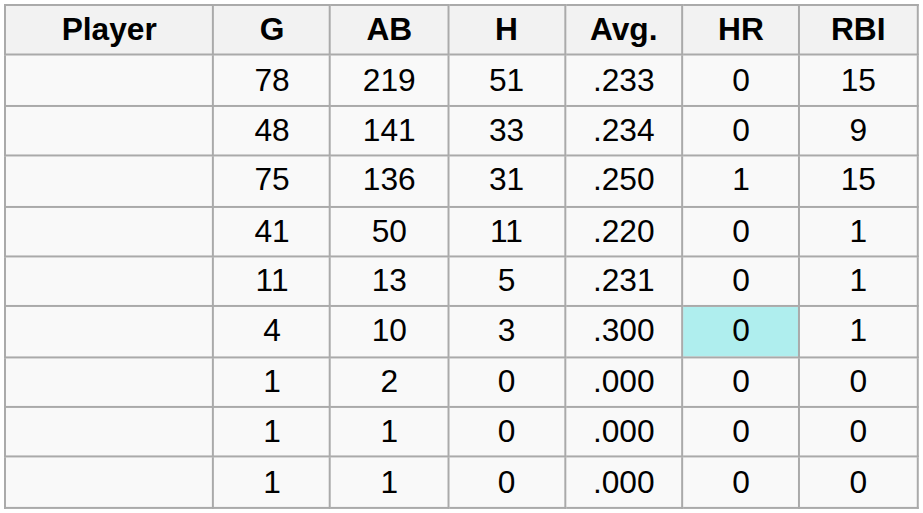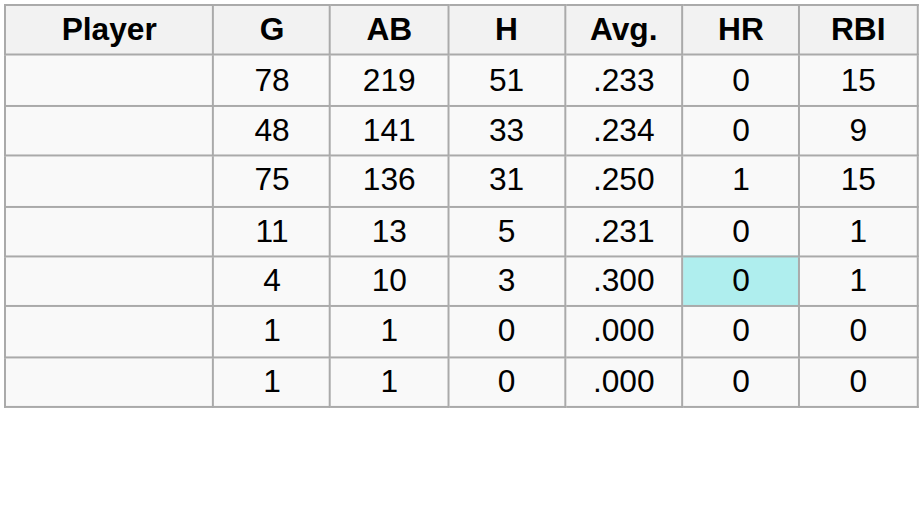- row: (272, 230)
- row: (272, 381)
